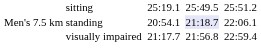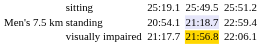(240, 22) 22:06.1 -> (240, 22) 22:59.4
(202, 37) no background -> (202, 37) gold background
(240, 37) 22:59.4 -> (240, 37) 22:06.1
